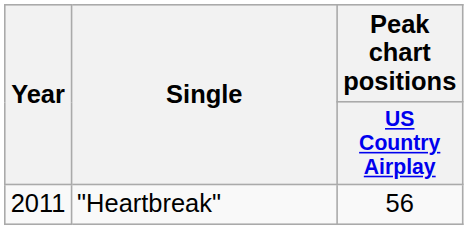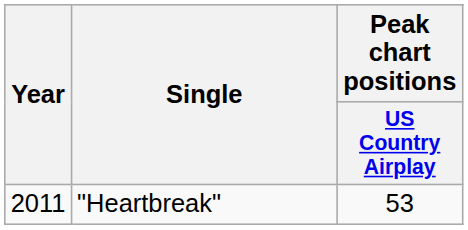(400, 203) 56 -> (400, 203) 53
